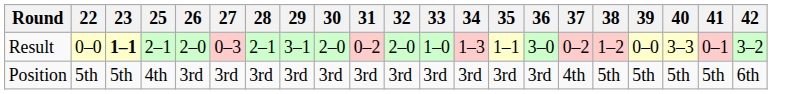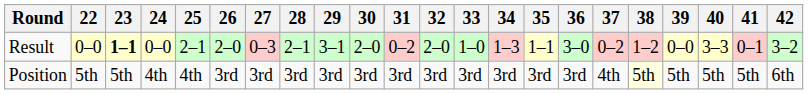+ column: (158, 18)
(609, 74) no background -> (644, 74) lightyellow background
